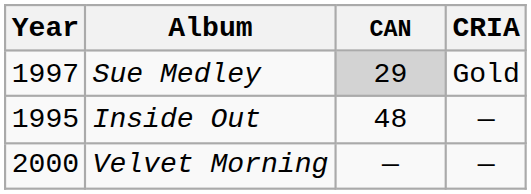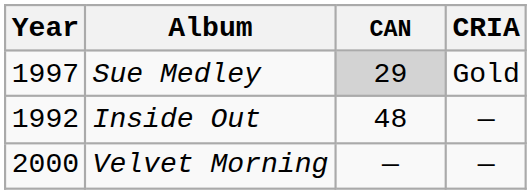(45, 119) 1995 -> (45, 119) 1992
